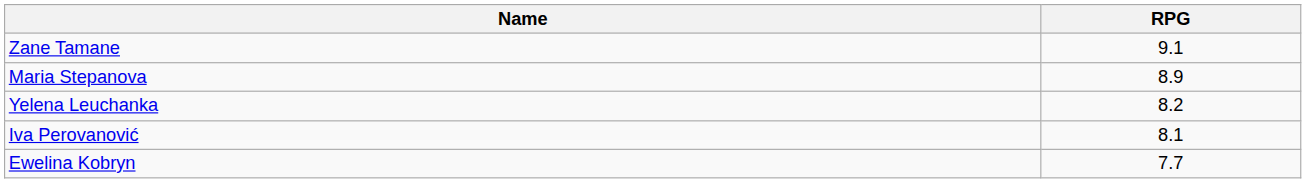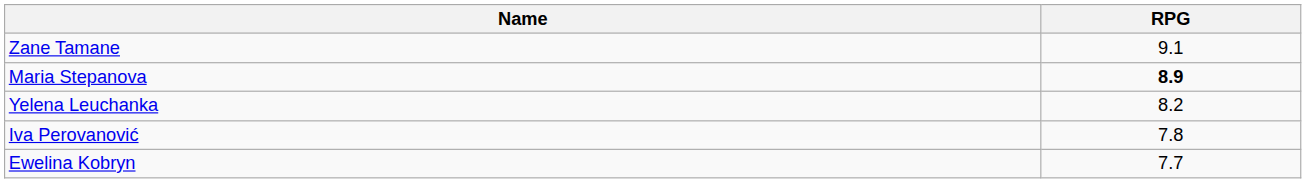(1171, 76) normal -> (1171, 76) bold
(1171, 134) 8.1 -> (1171, 134) 7.8
